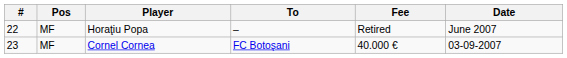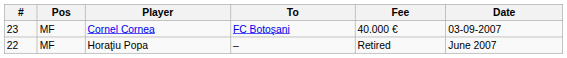rows swapped: (118, 29) <-> (121, 45)
